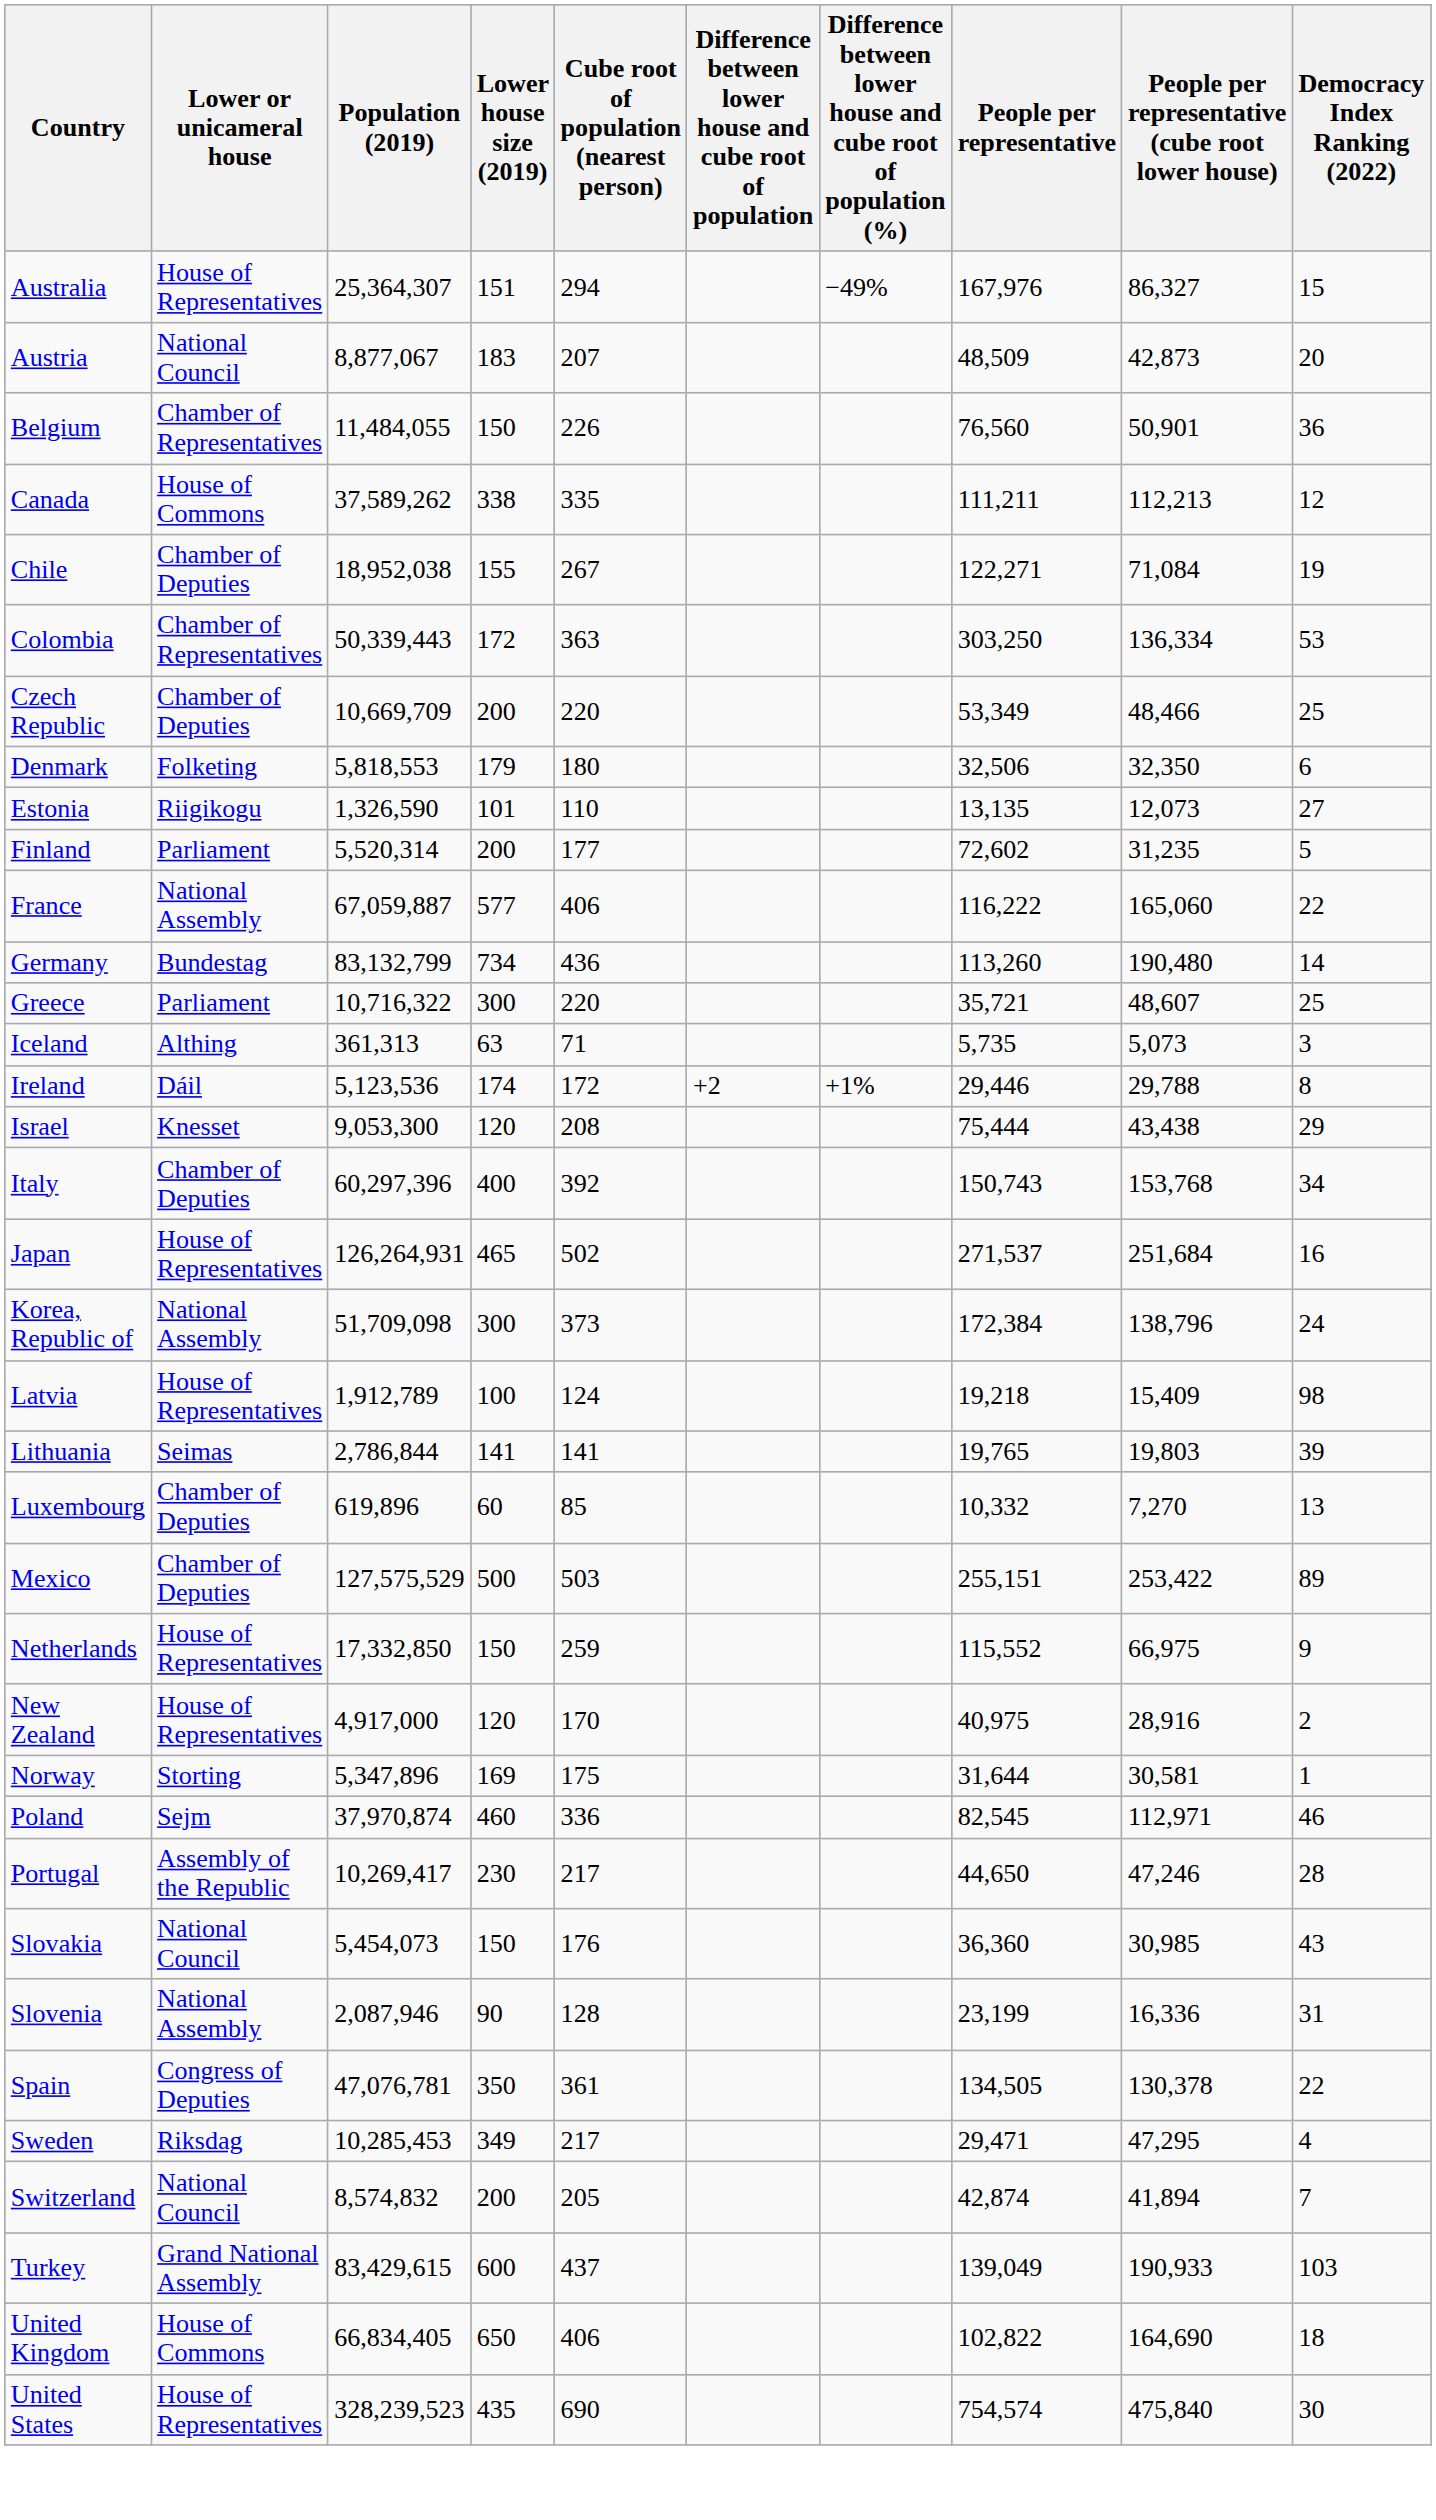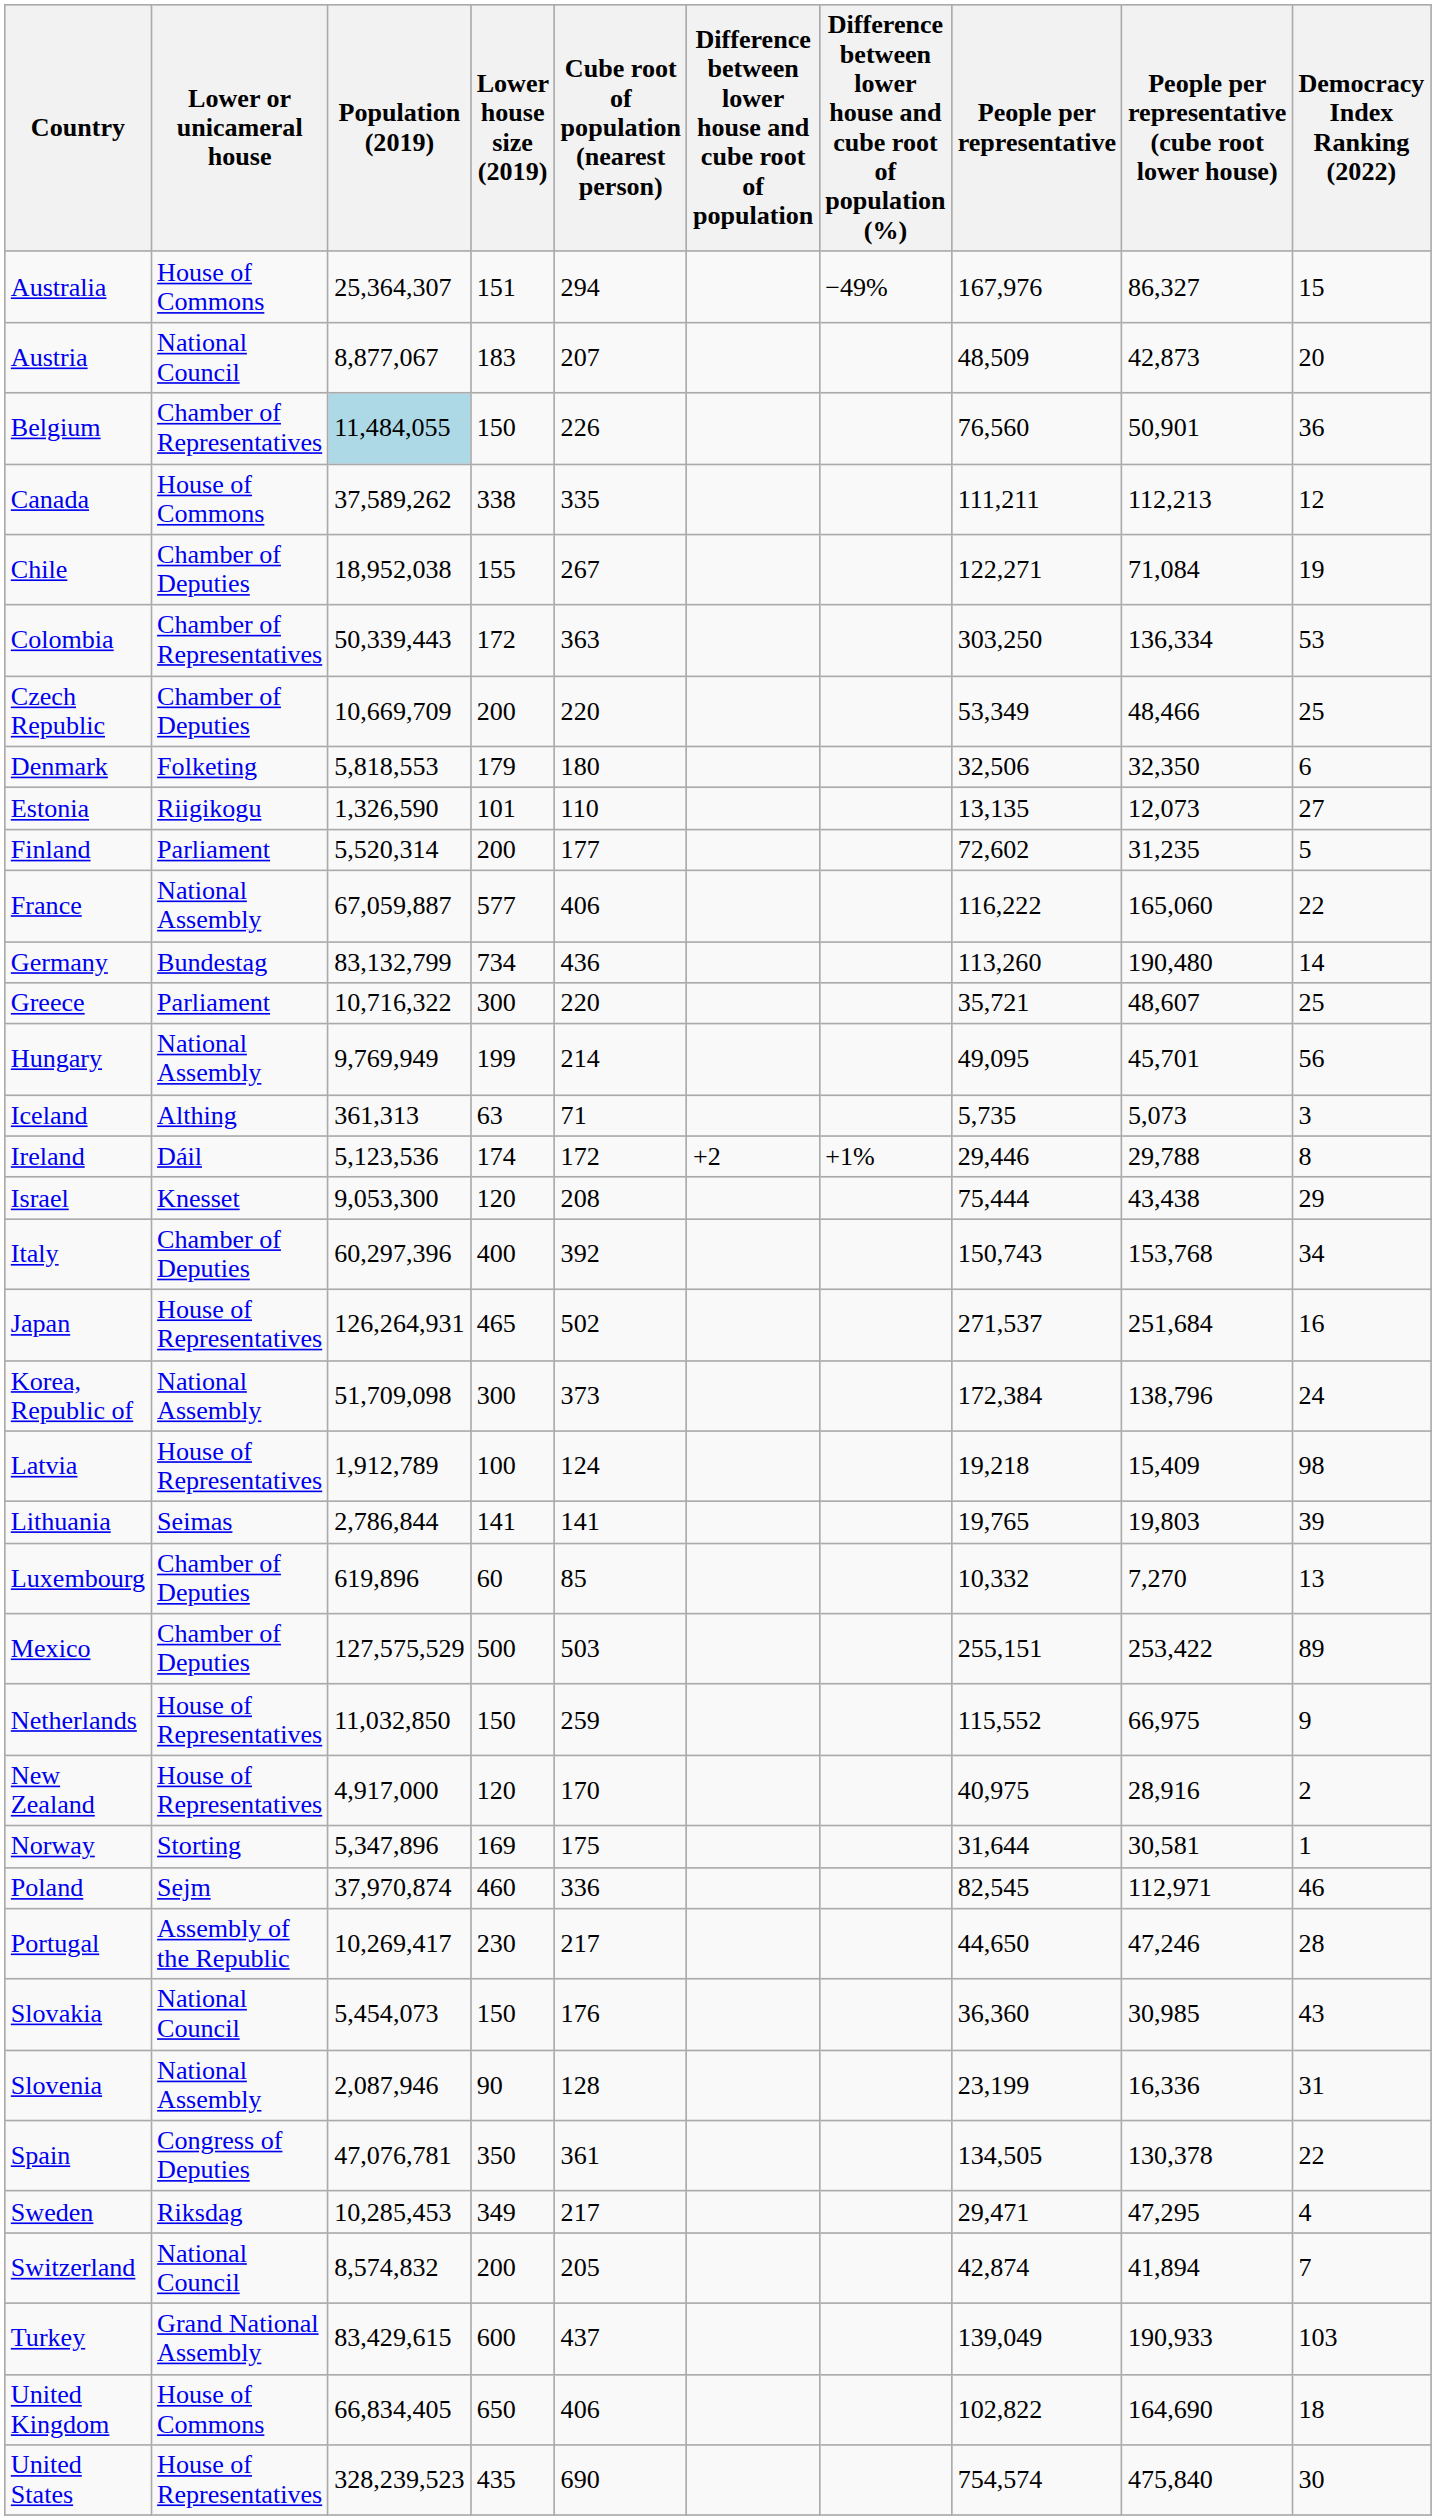(240, 286) House of Representatives -> (211, 286) House of Commons
(392, 427) no background -> (392, 427) lightblue background
+ row: (56, 1059)
(393, 1648) 17,332,850 -> (392, 1719) 11,032,850
